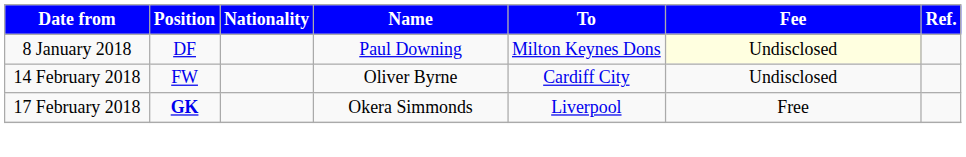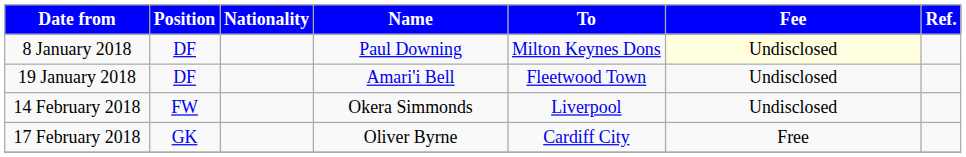+ row: (77, 78)
(411, 78) Oliver Byrne -> (411, 107) Okera Simmonds
(586, 78) Cardiff City -> (586, 107) Liverpool
(185, 107) bold -> (185, 137) normal
(411, 107) Okera Simmonds -> (411, 137) Oliver Byrne
(586, 107) Liverpool -> (586, 137) Cardiff City
